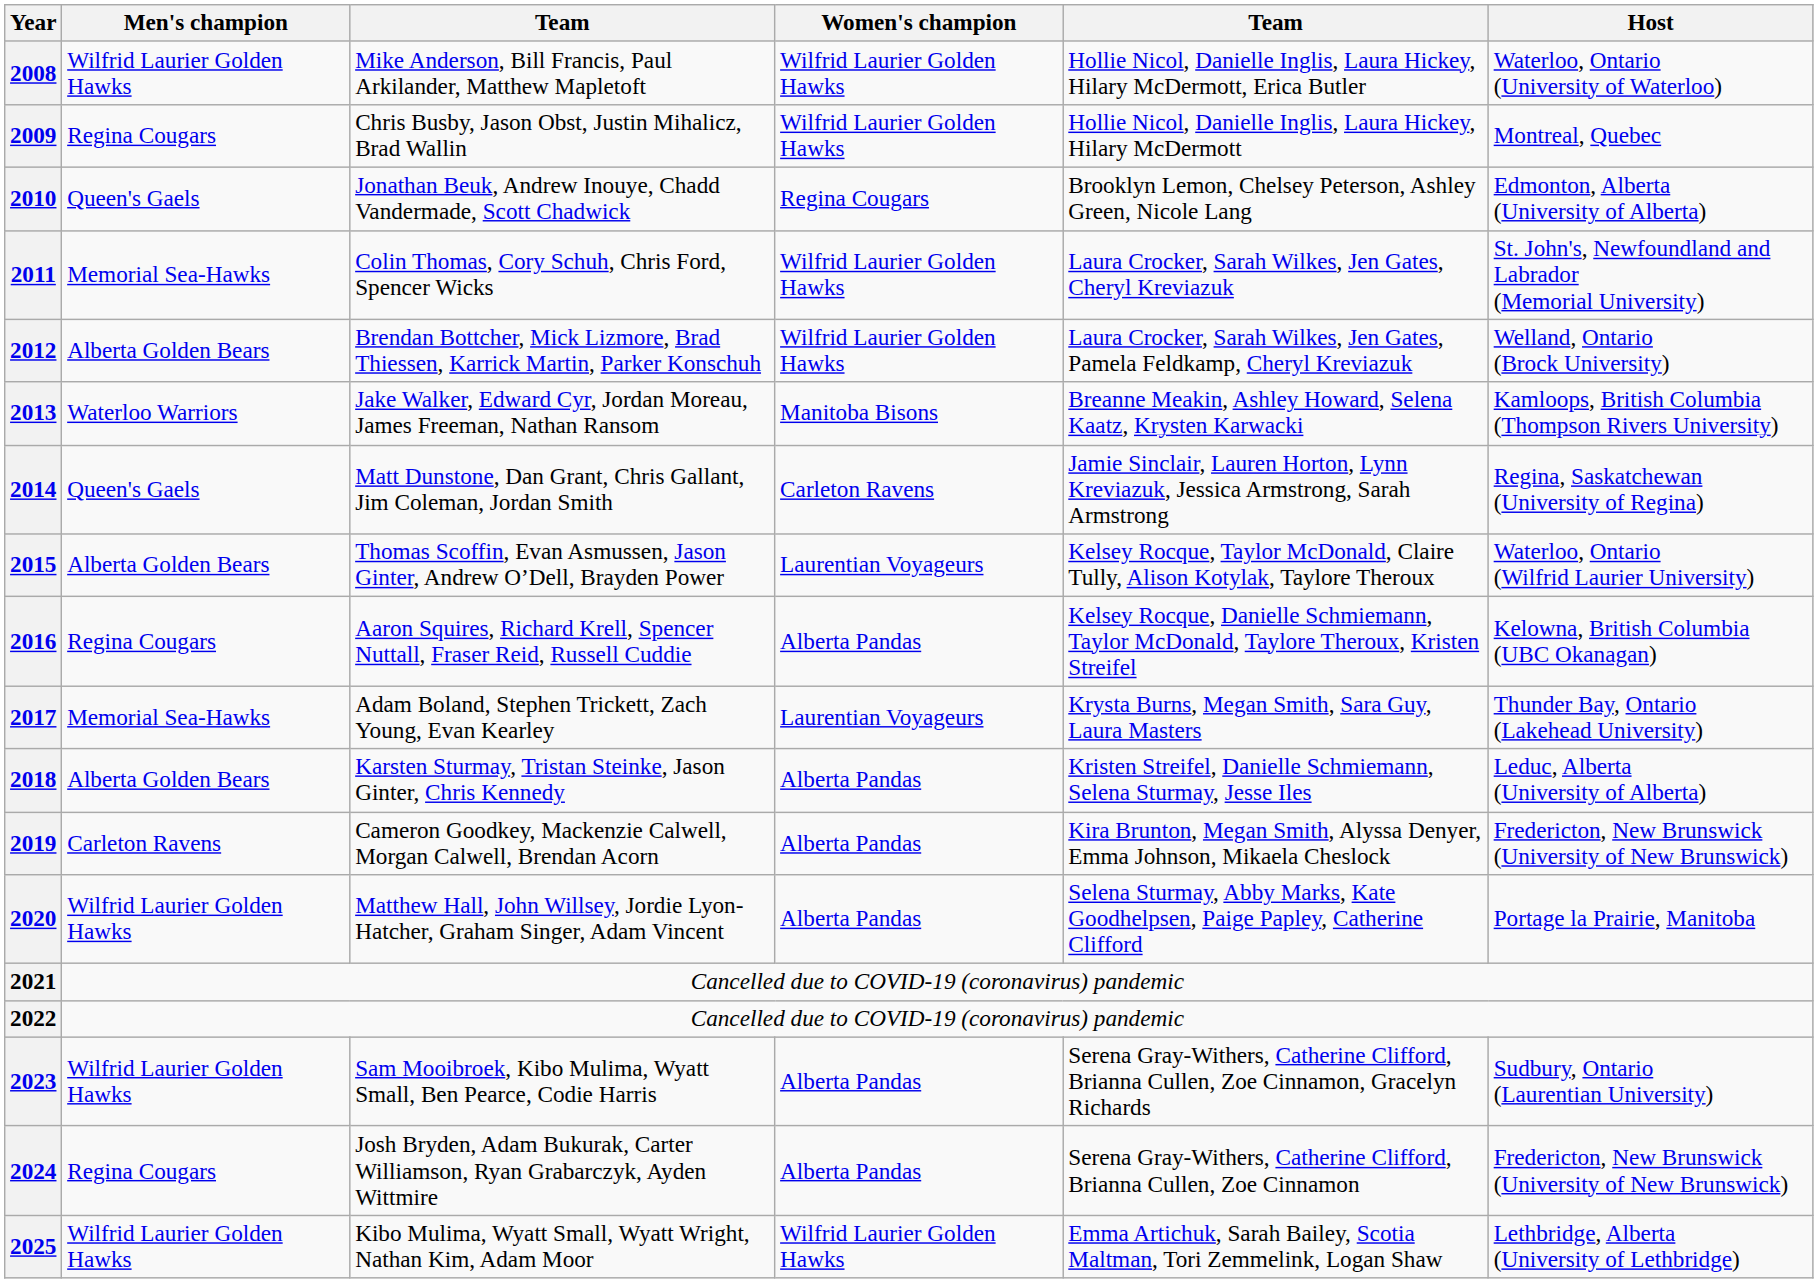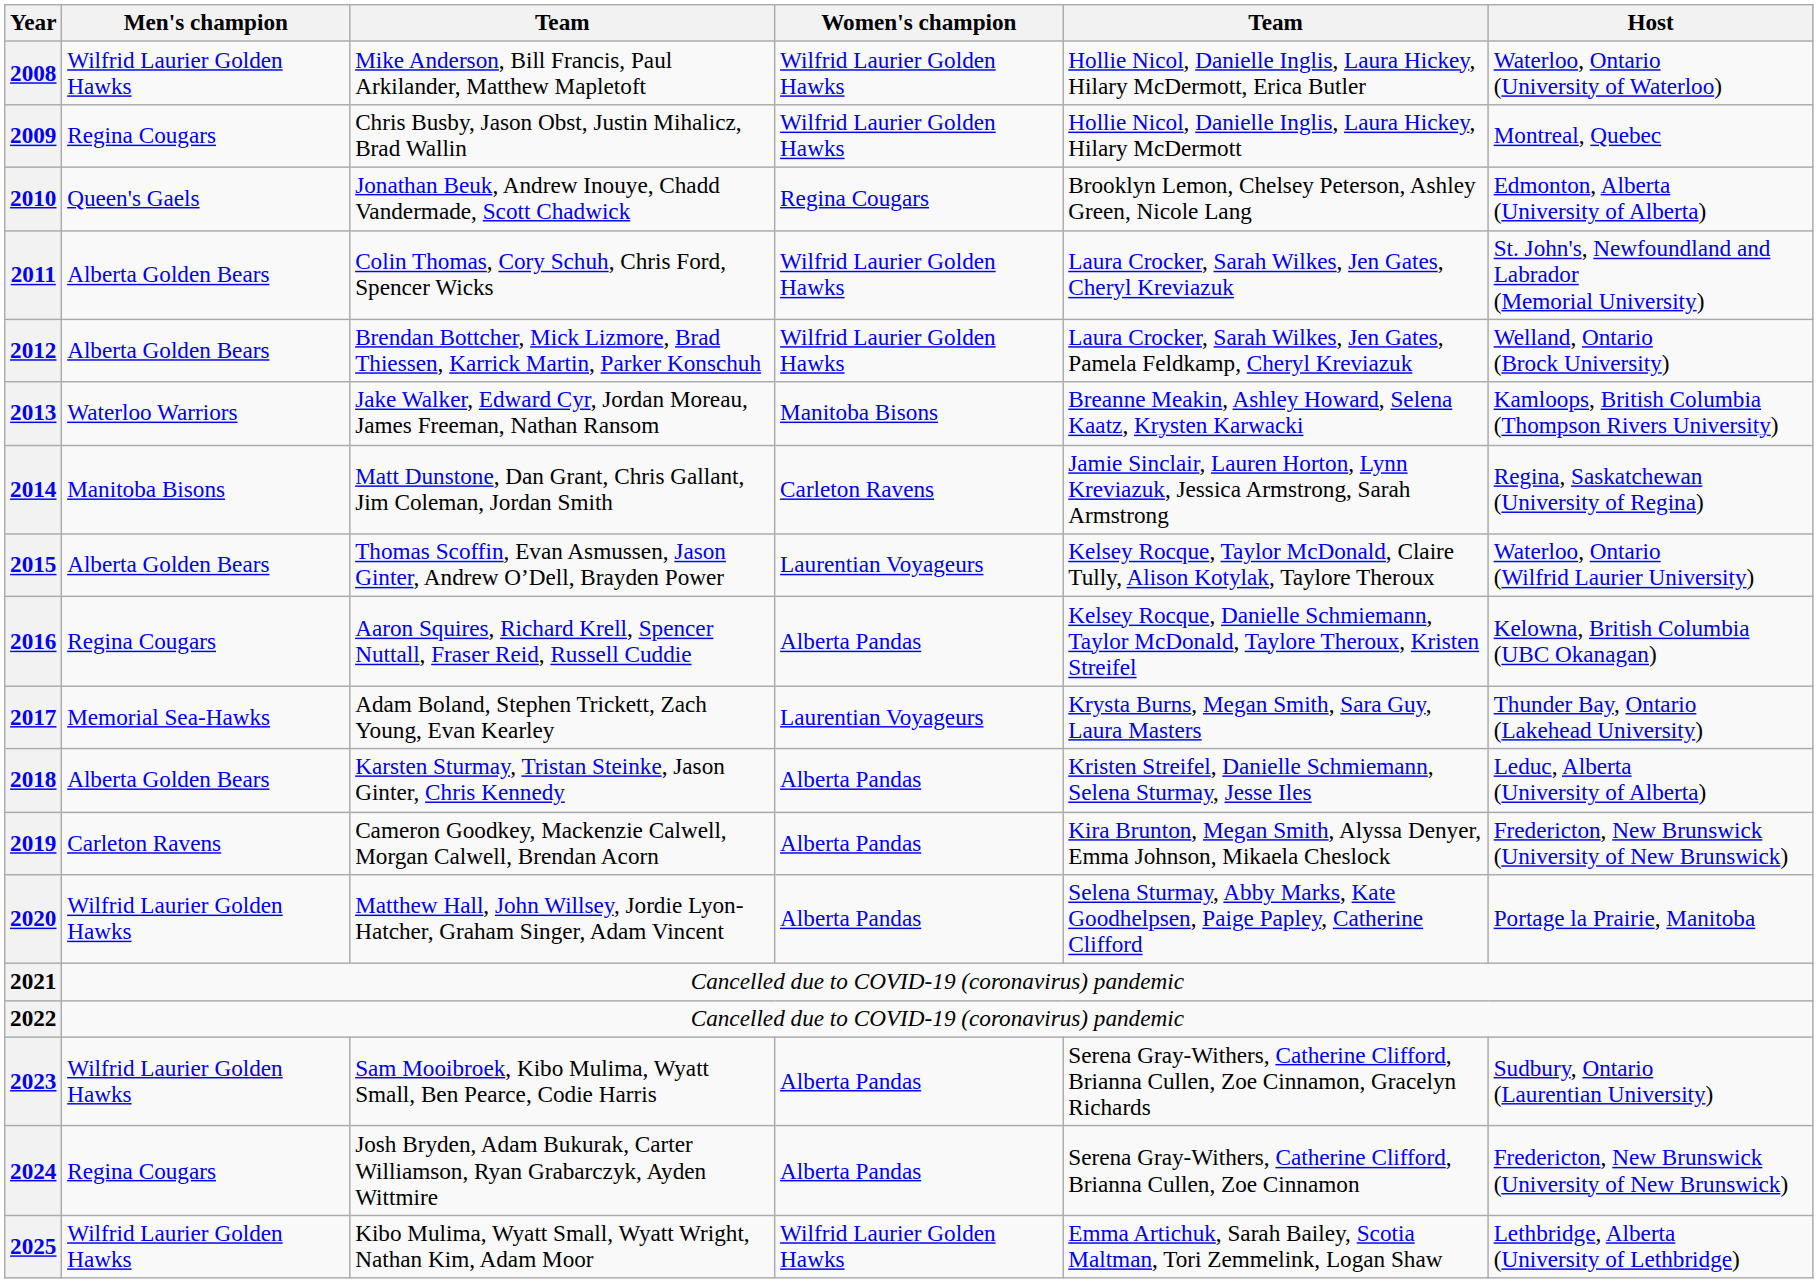(169, 274) Memorial Sea-Hawks -> (168, 274) Alberta Golden Bears
(133, 489) Queen's Gaels -> (146, 489) Manitoba Bisons
